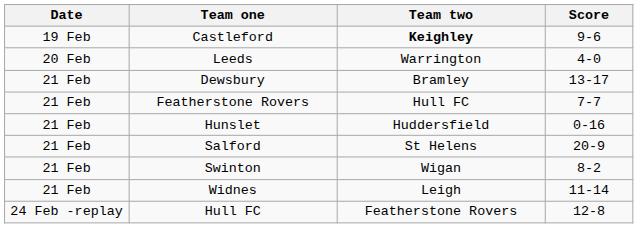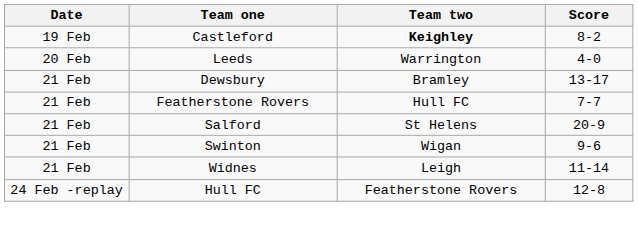(589, 37) 9-6 -> (589, 37) 8-2
- row: (233, 125)
(589, 168) 8-2 -> (589, 146) 9-6
